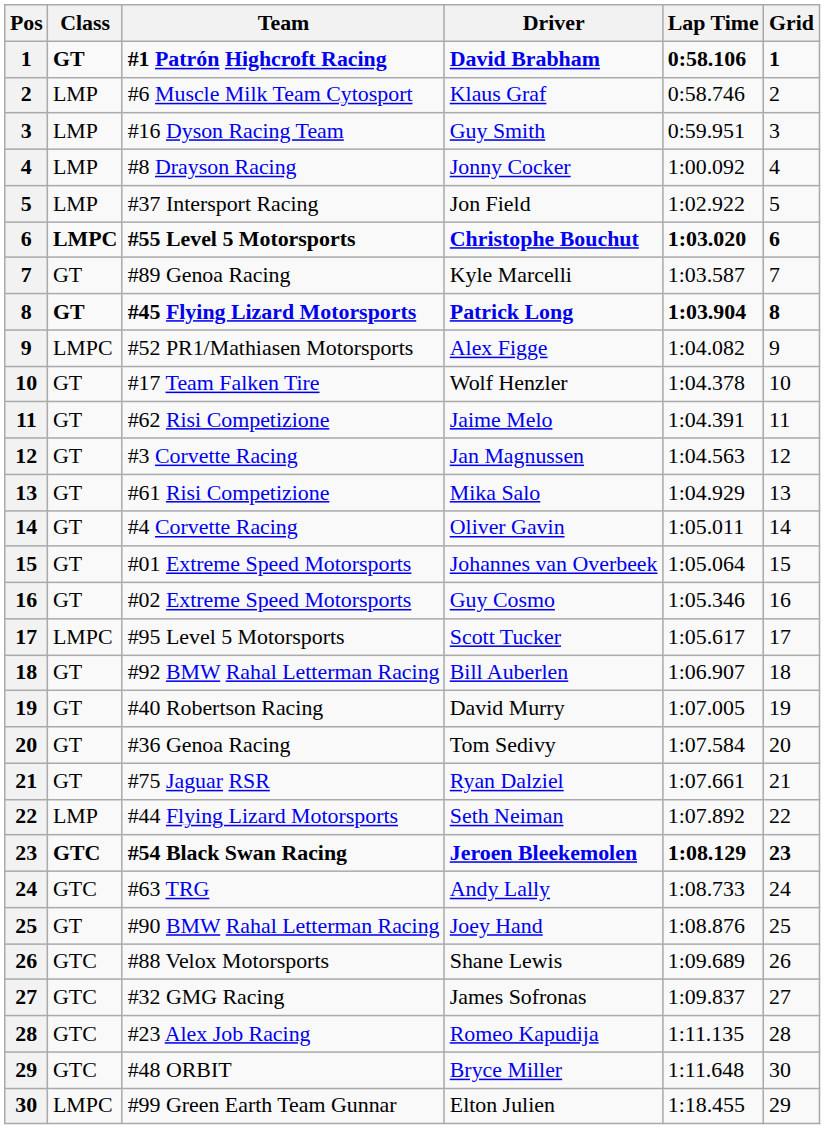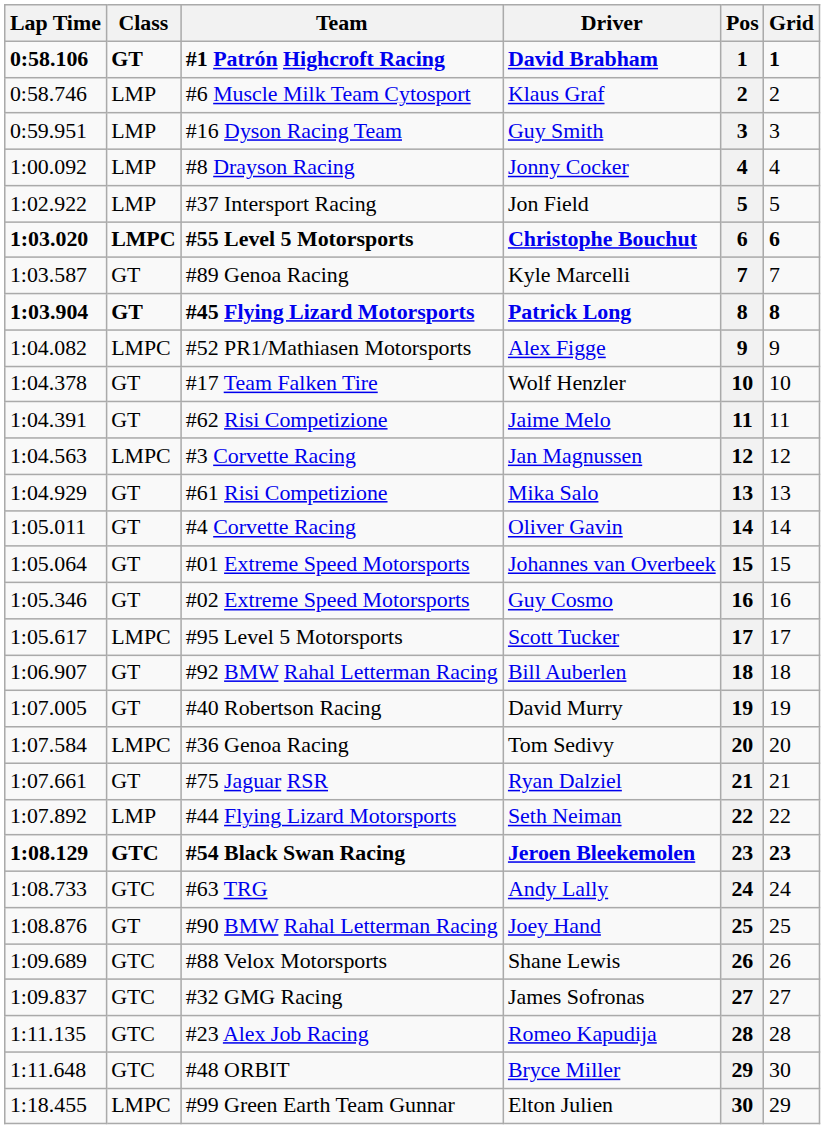columns swapped: (26, 22) <-> (713, 22)
(68, 456) GT -> (141, 456) LMPC
(68, 744) GT -> (141, 744) LMPC
